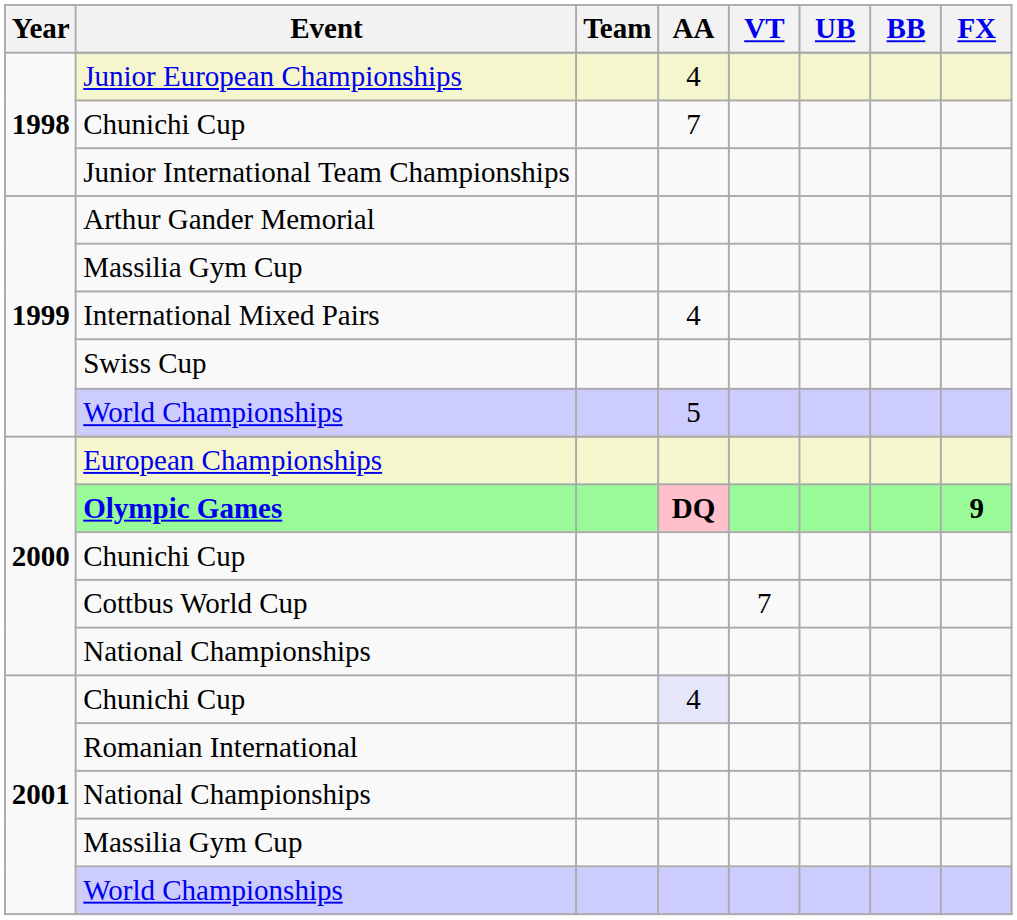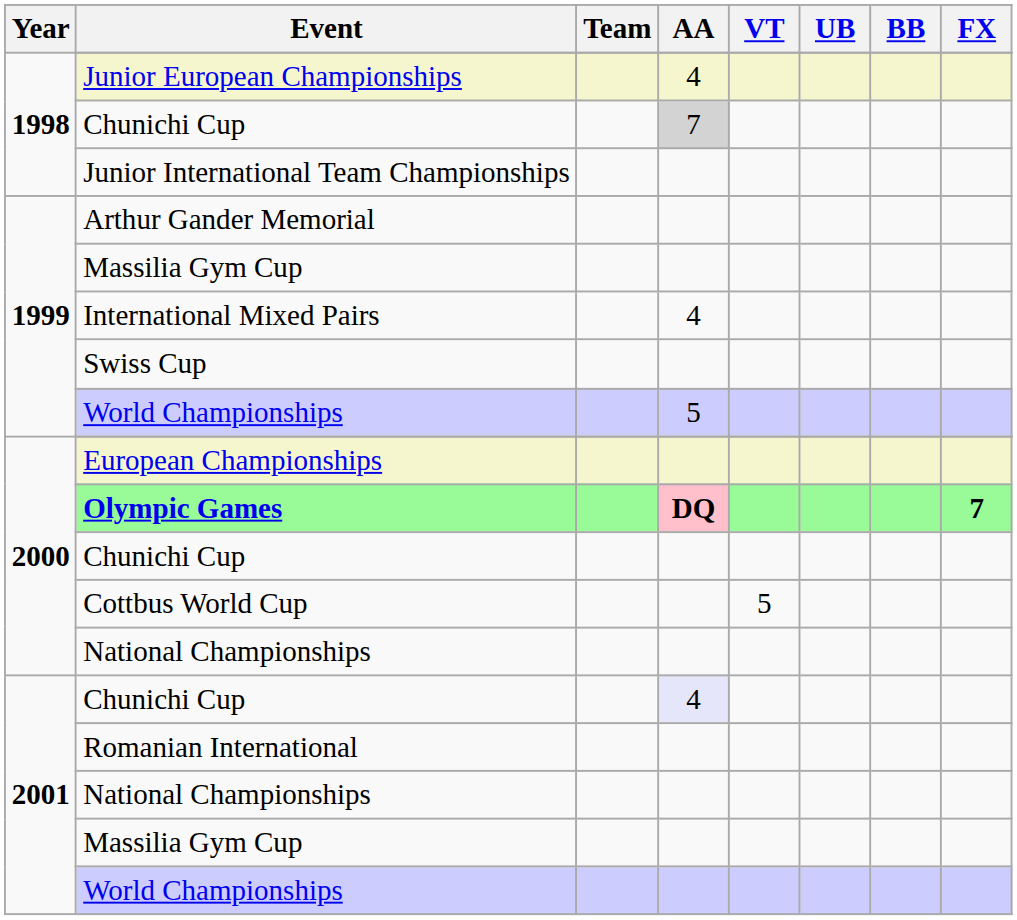(694, 124) no background -> (694, 124) lightgrey background
(977, 507) 9 -> (977, 507) 7
(764, 603) 7 -> (764, 603) 5
